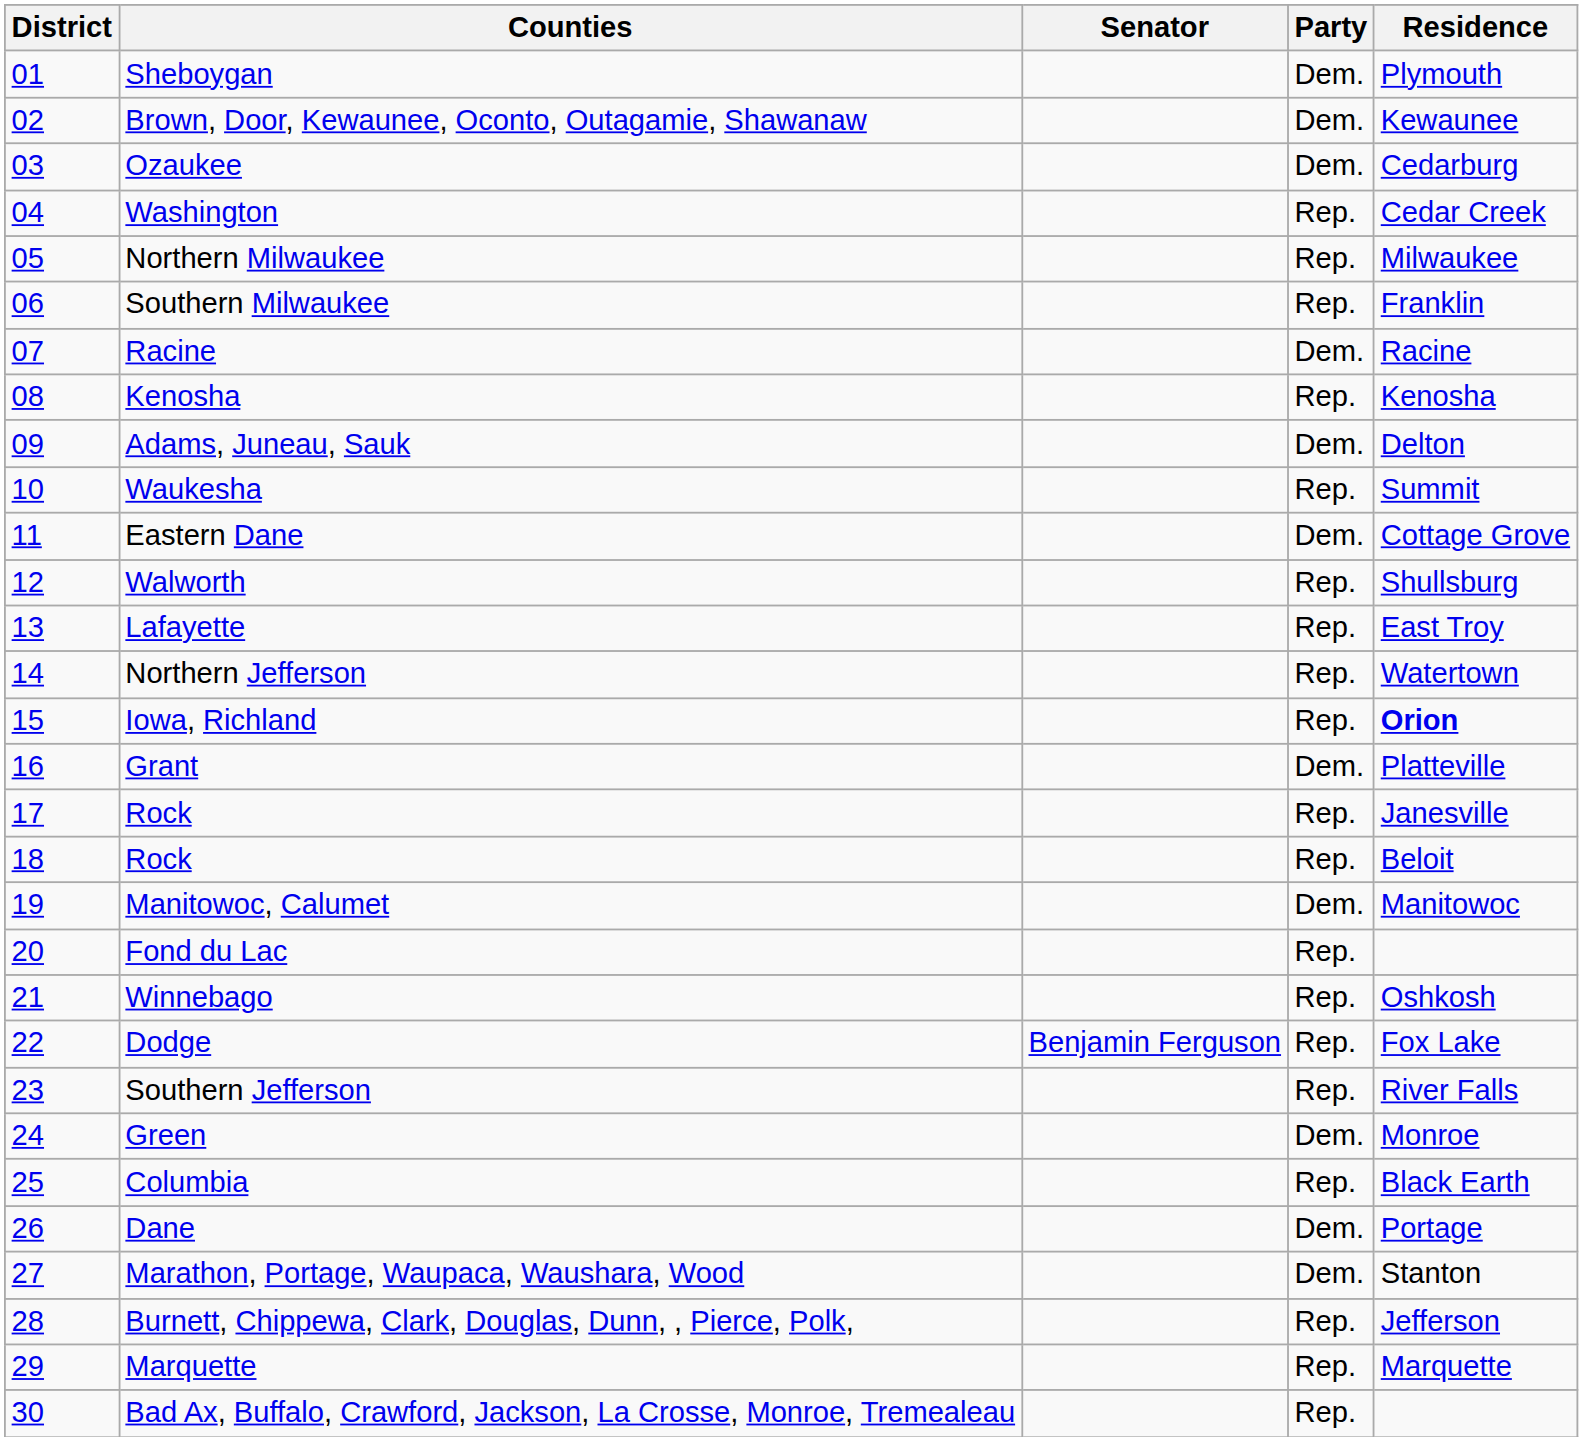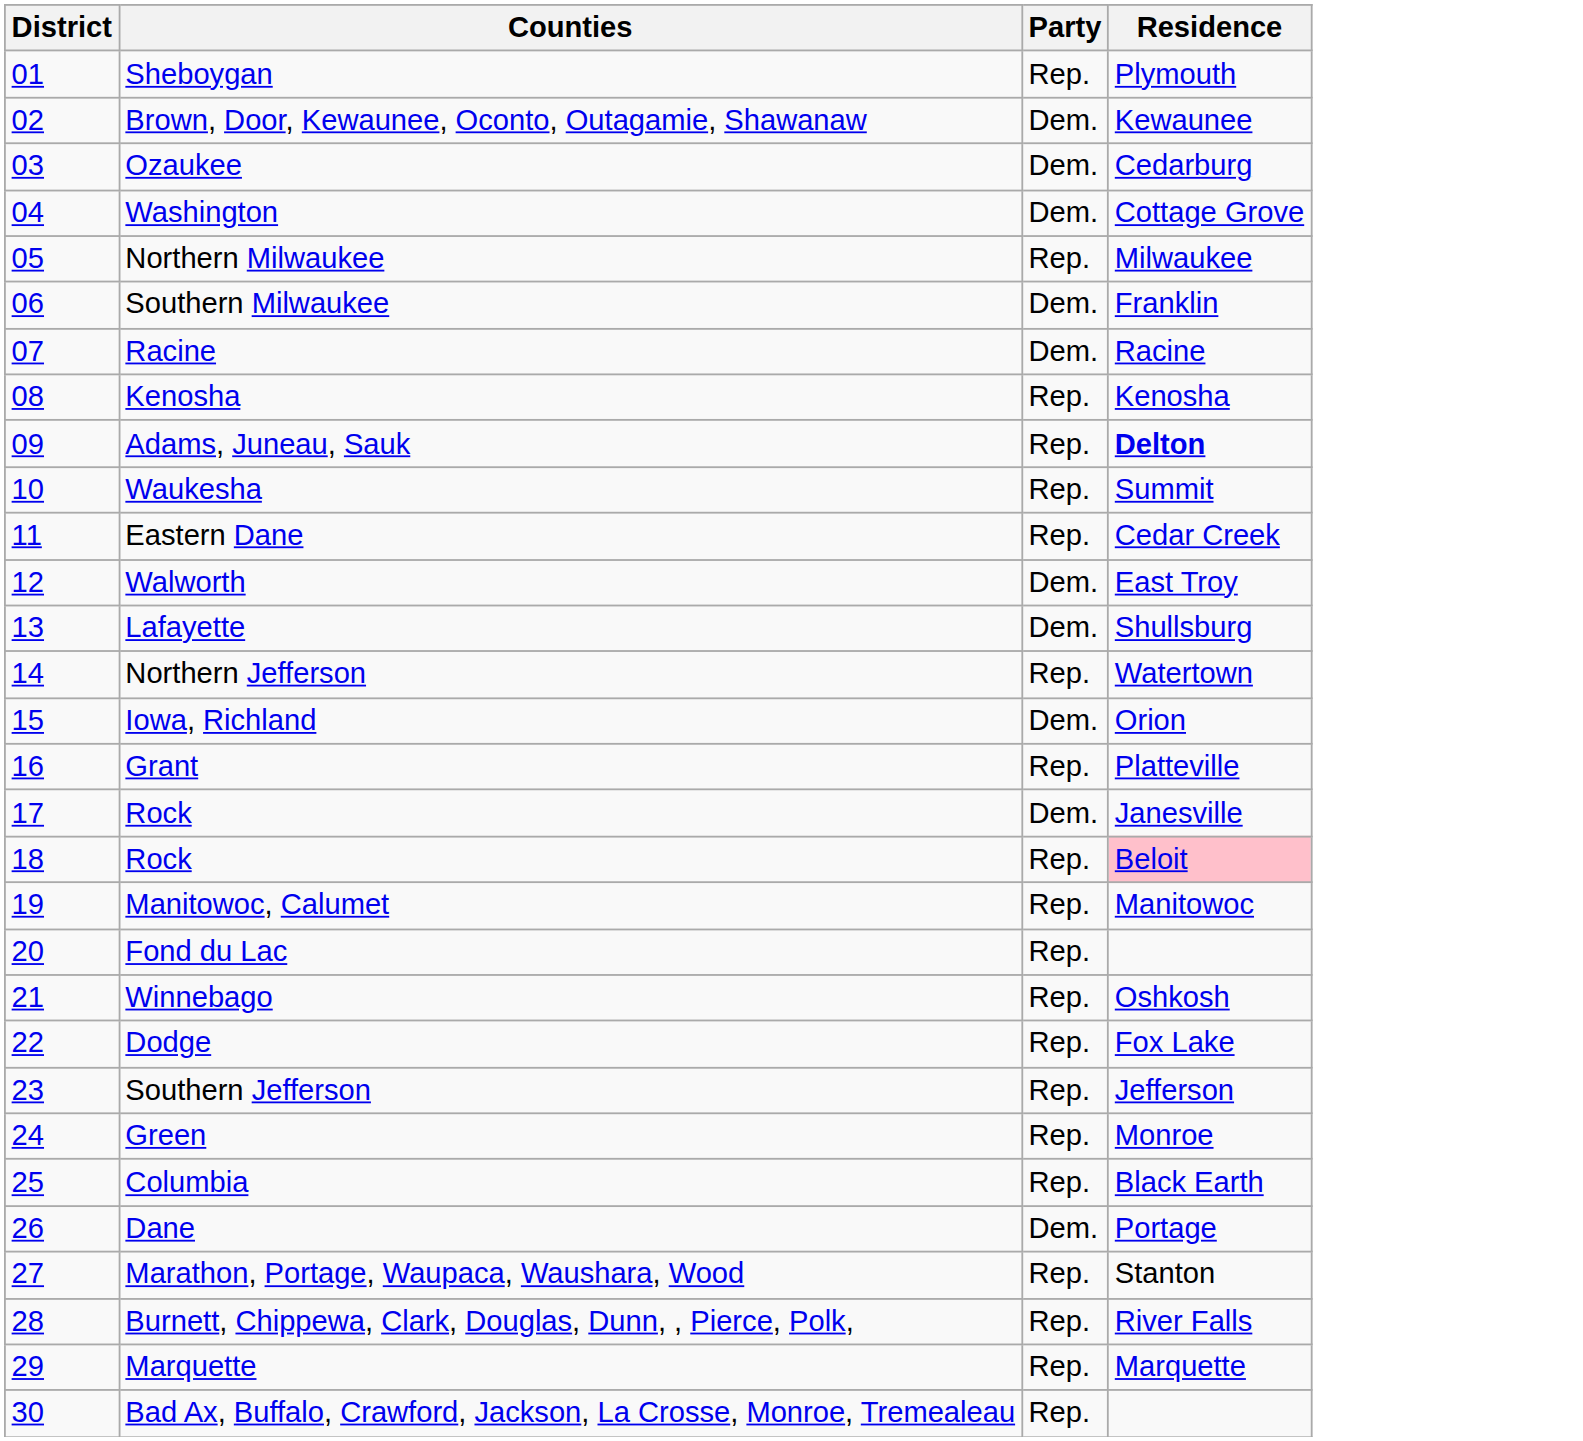- column: (1155, 27)
(1329, 73) Dem. -> (1059, 73) Rep.
(1325, 212) Rep. -> (1063, 212) Dem.
(1463, 212) Cedar Creek -> (1209, 212) Cottage Grove
(1325, 304) Rep. -> (1063, 304) Dem.
(1329, 443) Dem. -> (1059, 443) Rep.
(1423, 443) normal -> (1160, 443) bold
(1329, 535) Dem. -> (1059, 535) Rep.
(1475, 535) Cottage Grove -> (1197, 535) Cedar Creek
(1325, 581) Rep. -> (1063, 581) Dem.
(1450, 581) Shullsburg -> (1176, 581) East Troy
(1325, 627) Rep. -> (1063, 627) Dem.
(1442, 627) East Troy -> (1184, 627) Shullsburg
(1325, 720) Rep. -> (1063, 720) Dem.
(1420, 720) bold -> (1150, 720) normal
(1329, 766) Dem. -> (1059, 766) Rep.
(1325, 812) Rep. -> (1063, 812) Dem.
(1417, 858) no background -> (1151, 858) pink background
(1329, 905) Dem. -> (1059, 905) Rep.
(1450, 1089) River Falls -> (1174, 1089) Jefferson
(1329, 1135) Dem. -> (1059, 1135) Rep.
(1329, 1274) Dem. -> (1059, 1274) Rep.
(1440, 1320) Jefferson -> (1184, 1320) River Falls
